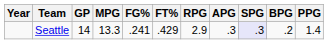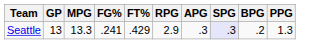- column: (18, 13)
(84, 31) 14 -> (56, 31) 13
(313, 31) 1.4 -> (285, 31) 1.3
